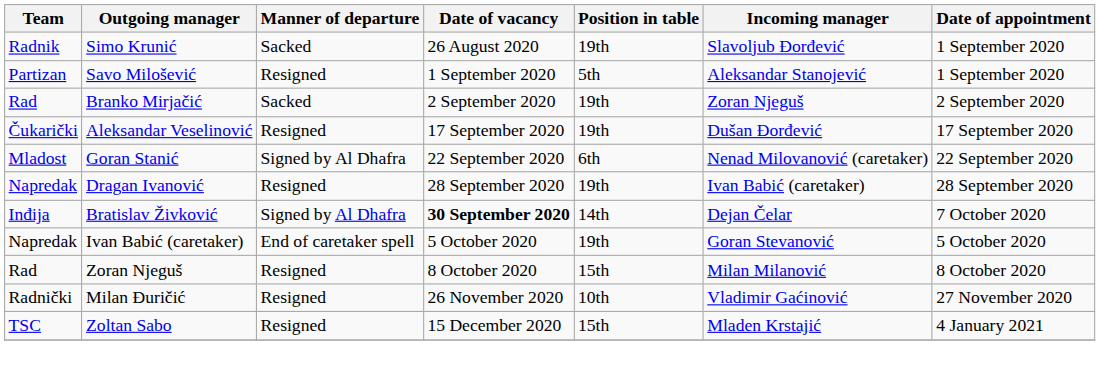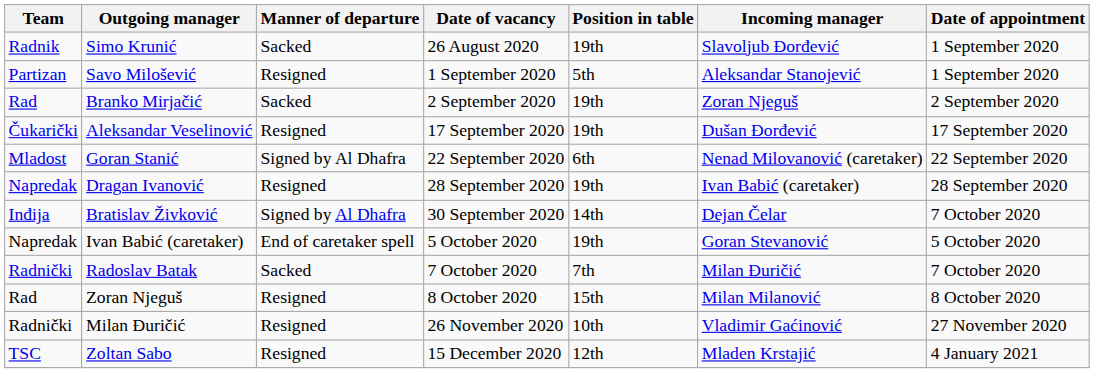(499, 213) bold -> (496, 213) normal
+ row: (142, 269)
(594, 325) 15th -> (588, 353) 12th
